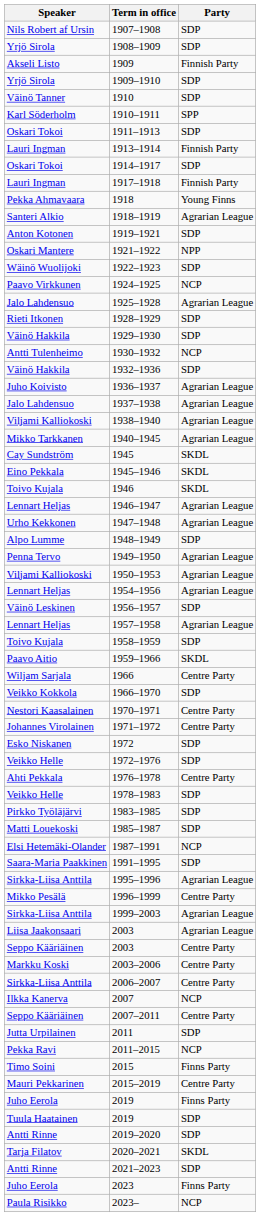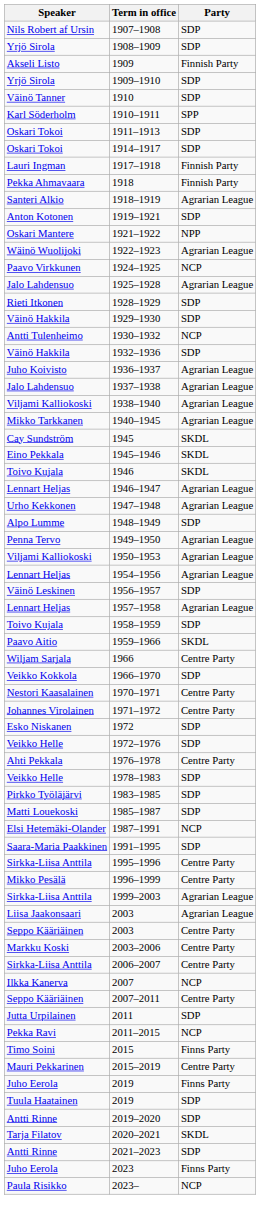- row: (36, 149)
(208, 200) Young Finns -> (210, 183) Finnish Party
(191, 268) SDP -> (217, 251) Agrarian League
(217, 880) Agrarian League -> (208, 863) Centre Party
